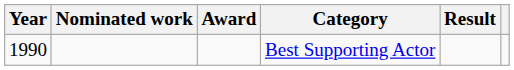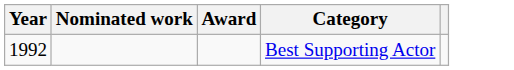- column: (470, 19)
(28, 49) 1990 -> (28, 49) 1992
